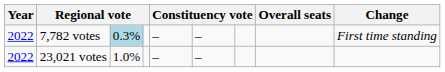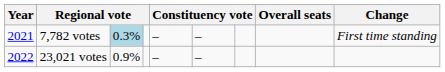(21, 35) 2022 -> (21, 35) 2021
(126, 56) 1.0% -> (126, 56) 0.9%
